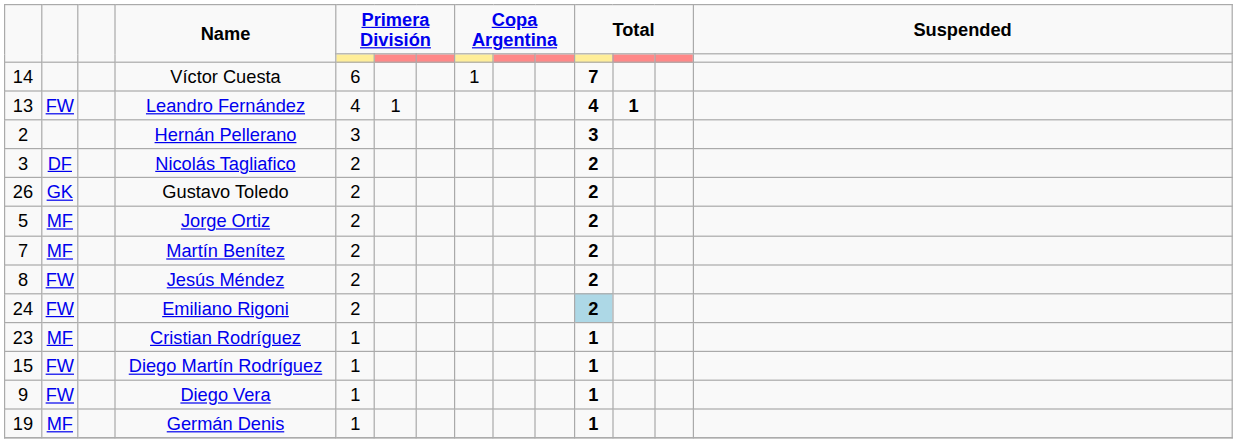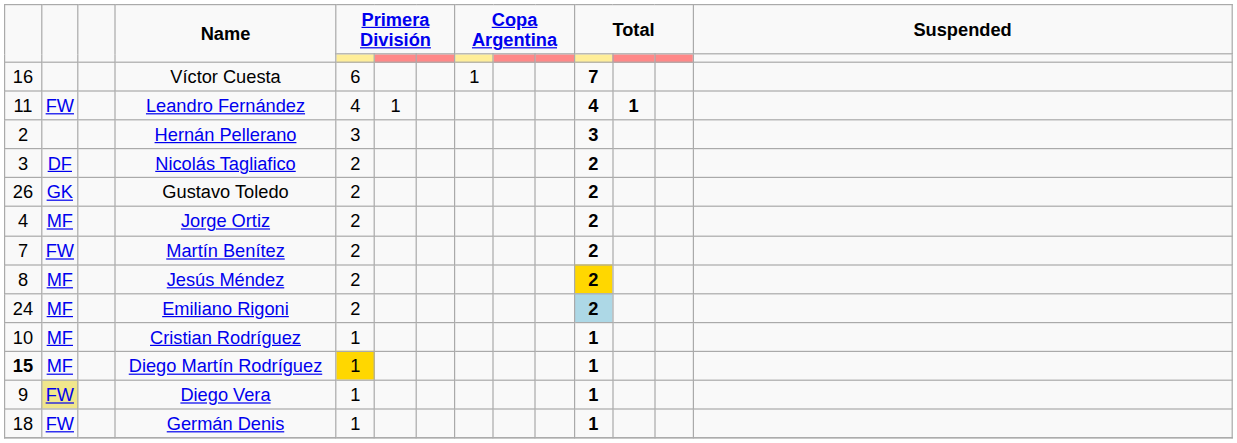(23, 77) 14 -> (23, 77) 16
(23, 106) 13 -> (23, 106) 11
(23, 221) 5 -> (23, 221) 4
(60, 250) MF -> (60, 250) FW
(60, 279) FW -> (60, 279) MF
(593, 279) no background -> (593, 279) gold background
(60, 308) FW -> (60, 308) MF
(23, 337) 23 -> (23, 337) 10
(23, 366) normal -> (23, 366) bold
(60, 366) FW -> (60, 366) MF
(355, 366) no background -> (355, 366) gold background
(60, 395) no background -> (60, 395) khaki background
(23, 423) 19 -> (23, 423) 18
(60, 423) MF -> (60, 423) FW
